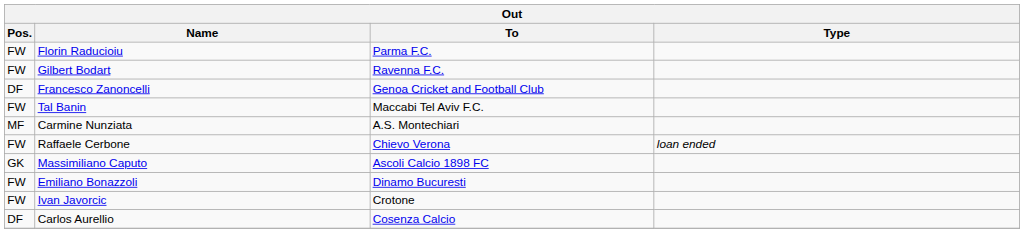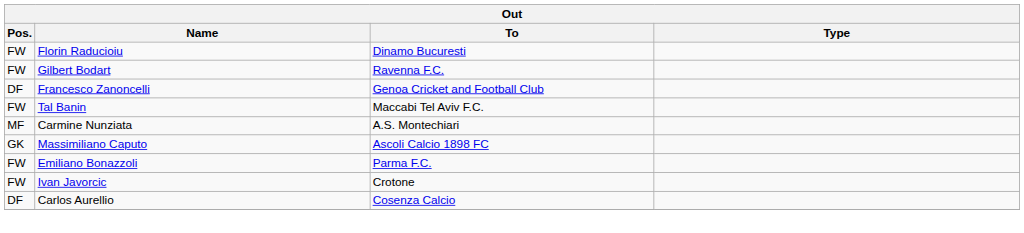(402, 51) Parma F.C. -> (419, 51) Dinamo Bucuresti
- row: (84, 145)
(419, 182) Dinamo Bucuresti -> (402, 163) Parma F.C.
